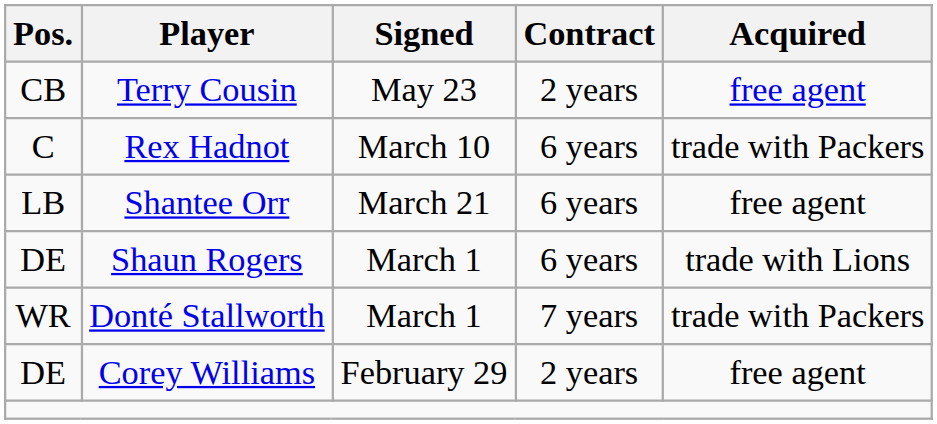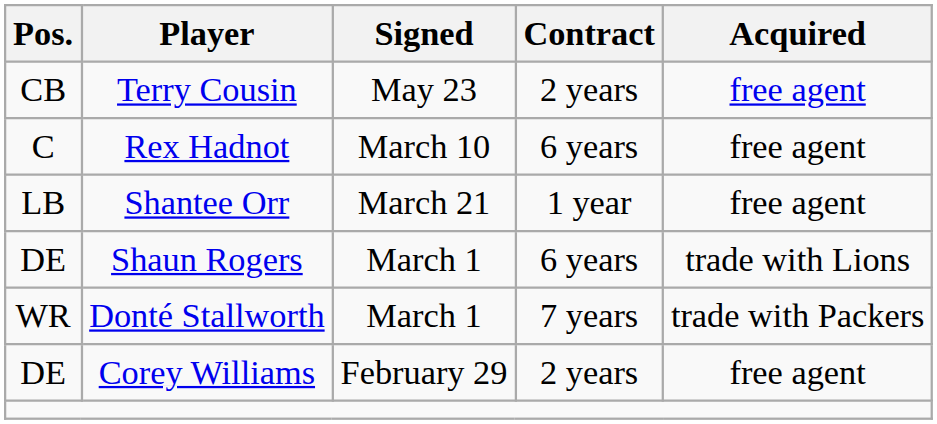(798, 146) trade with Packers -> (798, 146) free agent
(589, 202) 6 years -> (589, 202) 1 year
